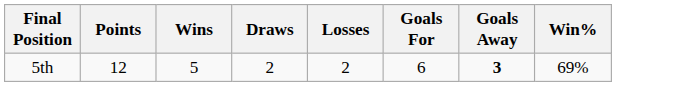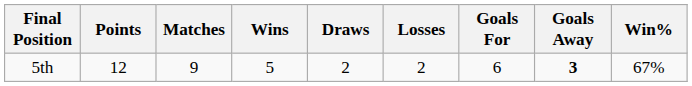+ column: (194, 29)
(573, 67) 69% -> (649, 67) 67%
